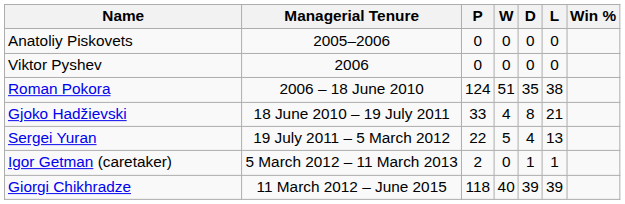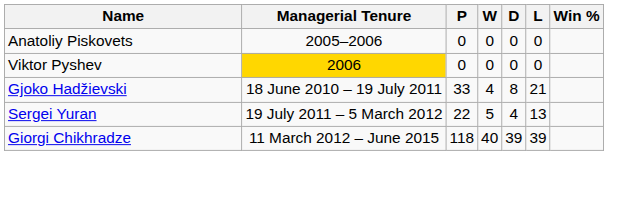(352, 65) no background -> (344, 65) gold background
- row: (59, 89)
- row: (90, 162)
